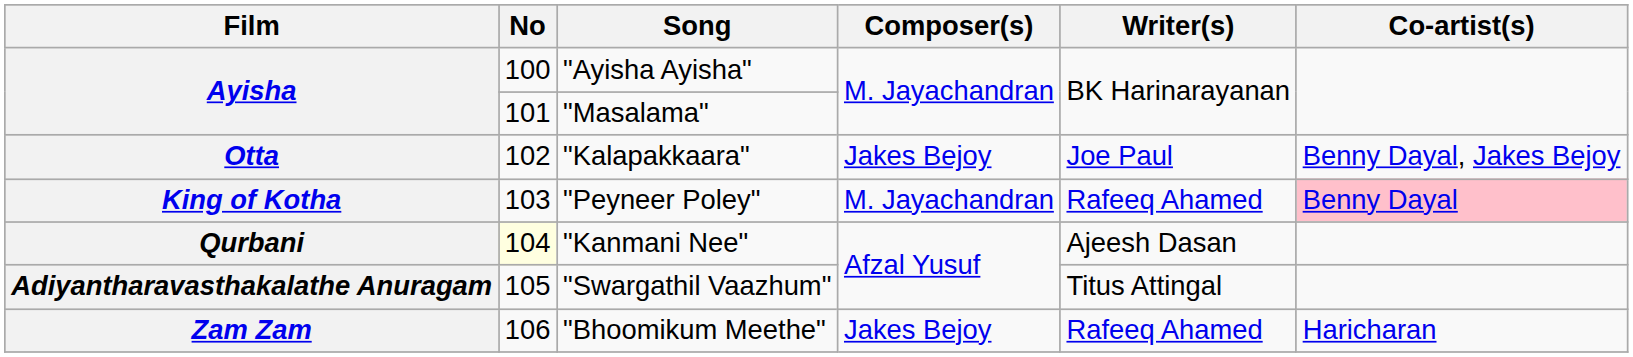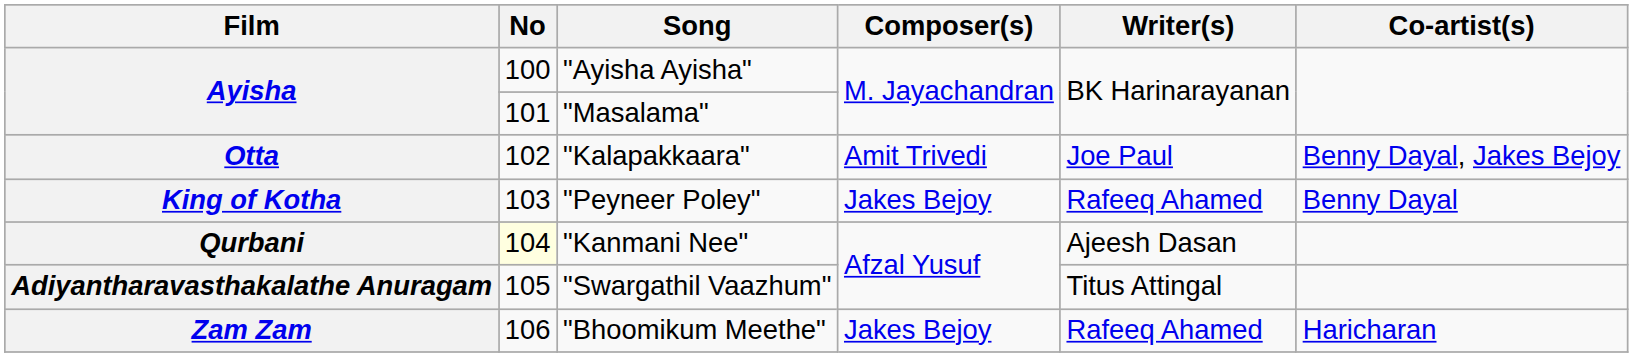(918, 156) Jakes Bejoy -> (915, 156) Amit Trivedi
(949, 199) M. Jayachandran -> (918, 199) Jakes Bejoy
(1380, 199) pink background -> (1380, 199) no background
